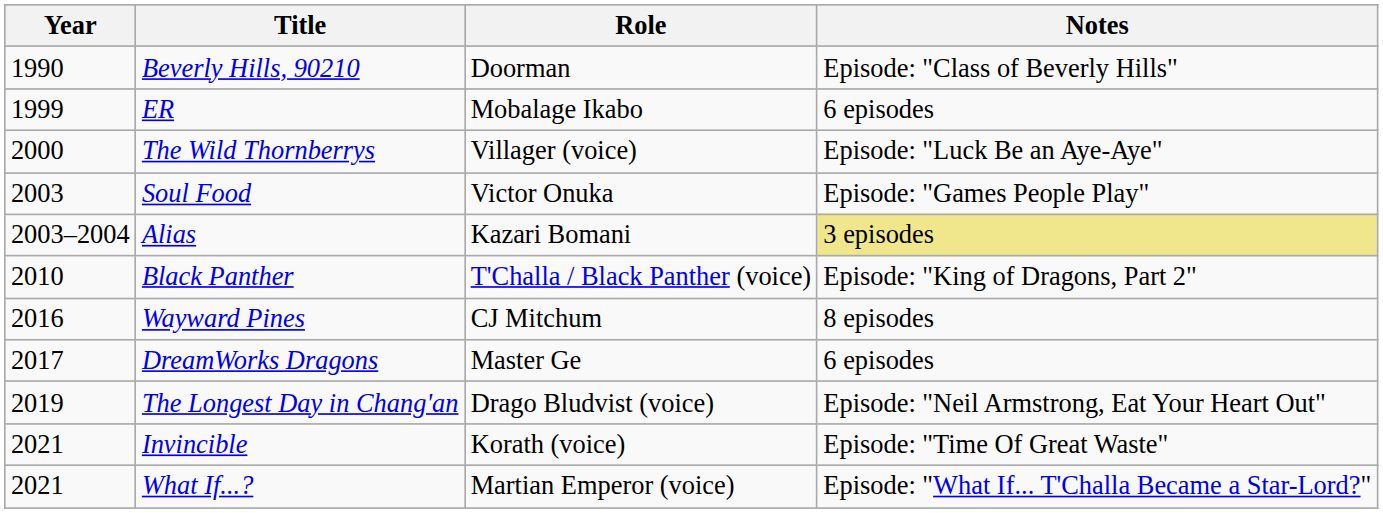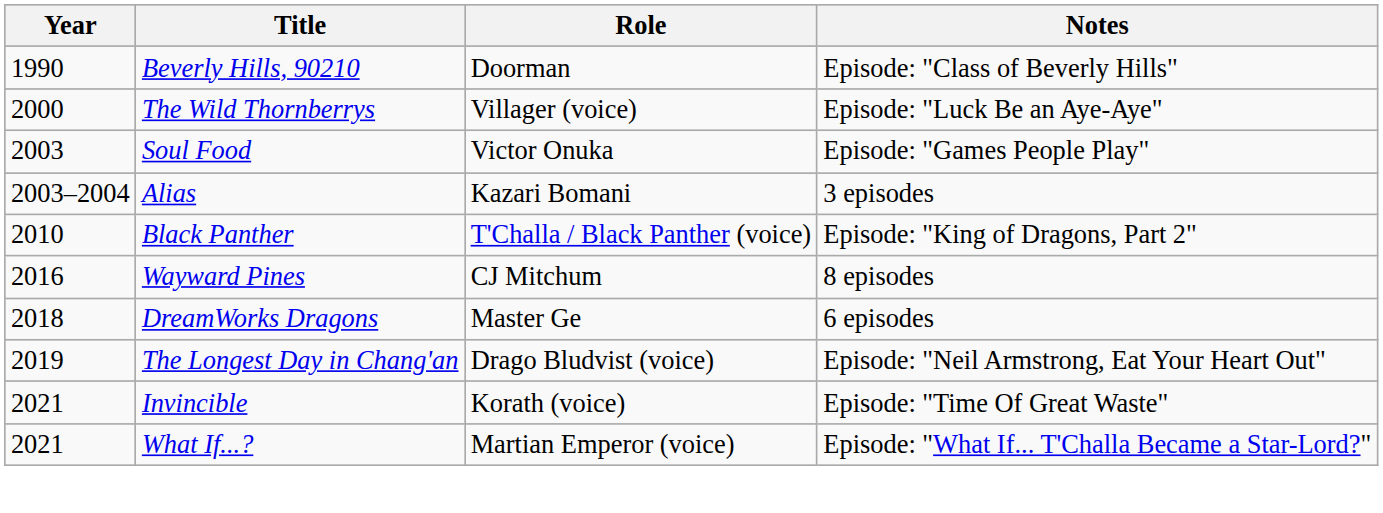- row: (158, 109)
(879, 234) khaki background -> (879, 192) no background
(37, 360) 2017 -> (37, 318) 2018
